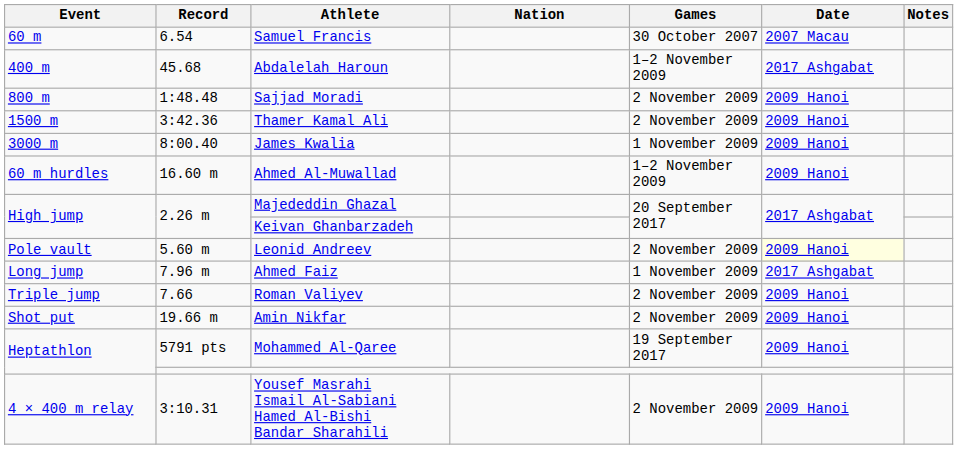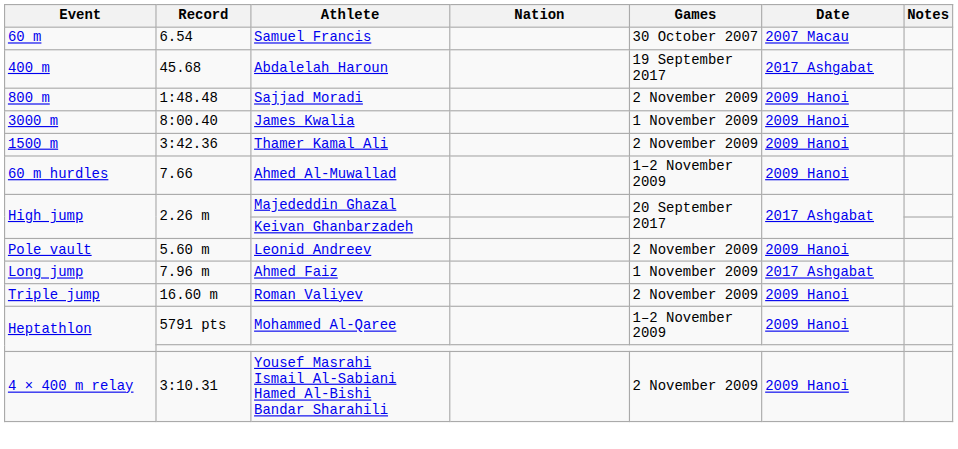(683, 69) 1–2 November 2009 -> (683, 69) 19 September 2017
rows swapped: (321, 122) <-> (304, 145)
(189, 175) 16.60 m -> (176, 175) 7.66
(807, 251) lightyellow background -> (807, 251) no background
(176, 296) 7.66 -> (189, 296) 16.60 m
- row: (300, 318)
(683, 349) 19 September 2017 -> (683, 326) 1–2 November 2009
